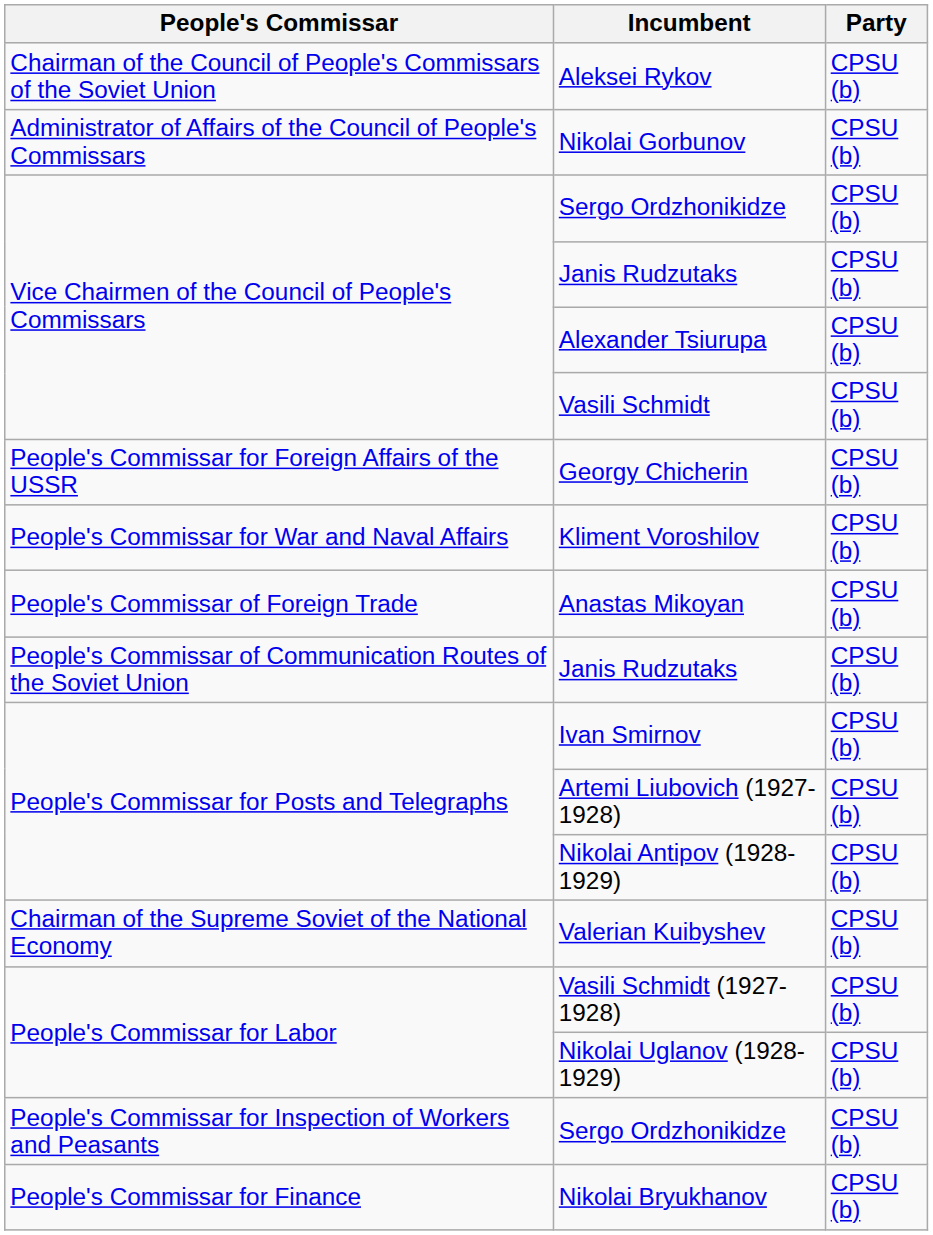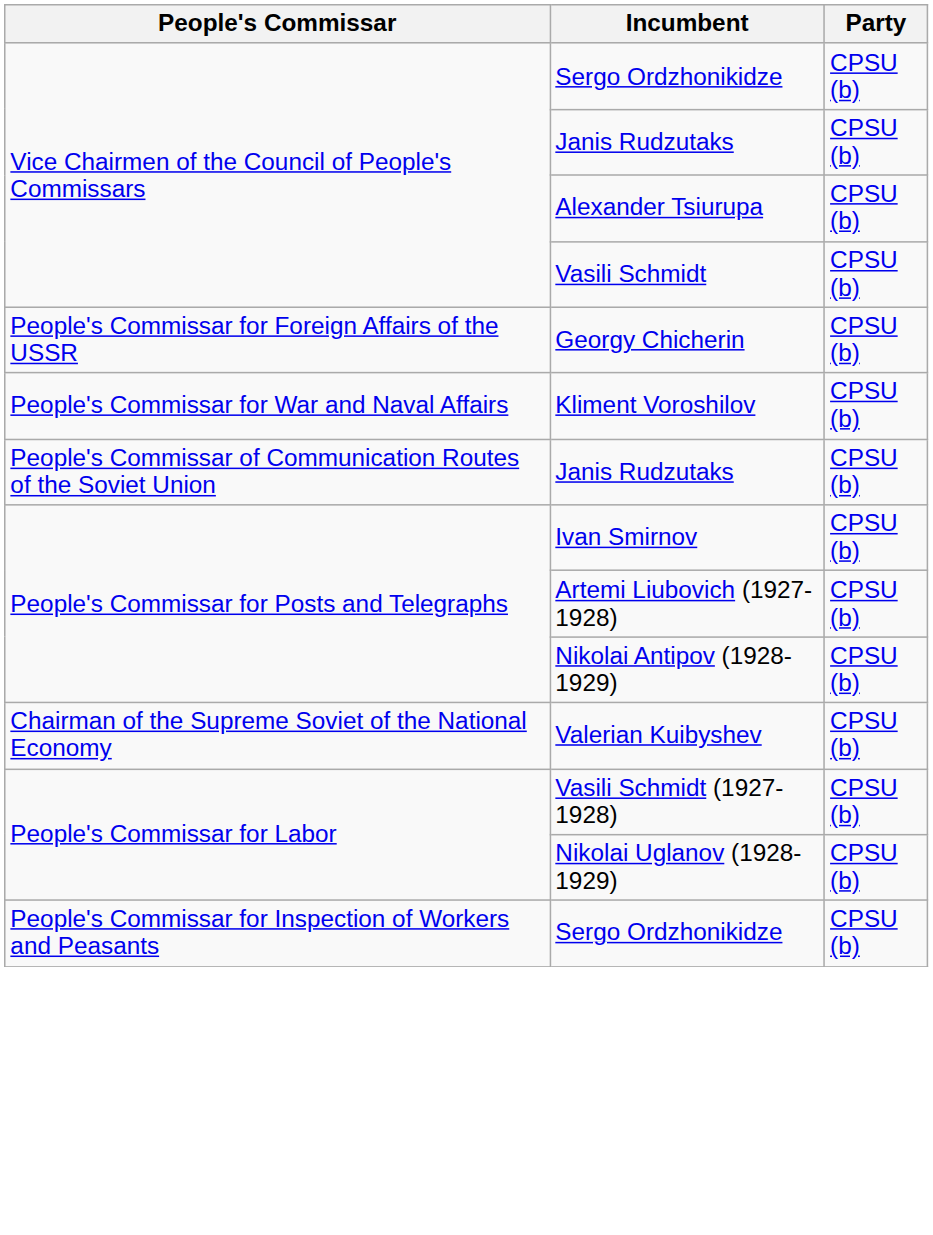- row: (275, 76)
- row: (273, 141)
- row: (214, 603)
- row: (186, 1196)
